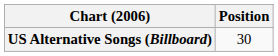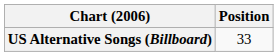(244, 39) 30 -> (244, 39) 33
